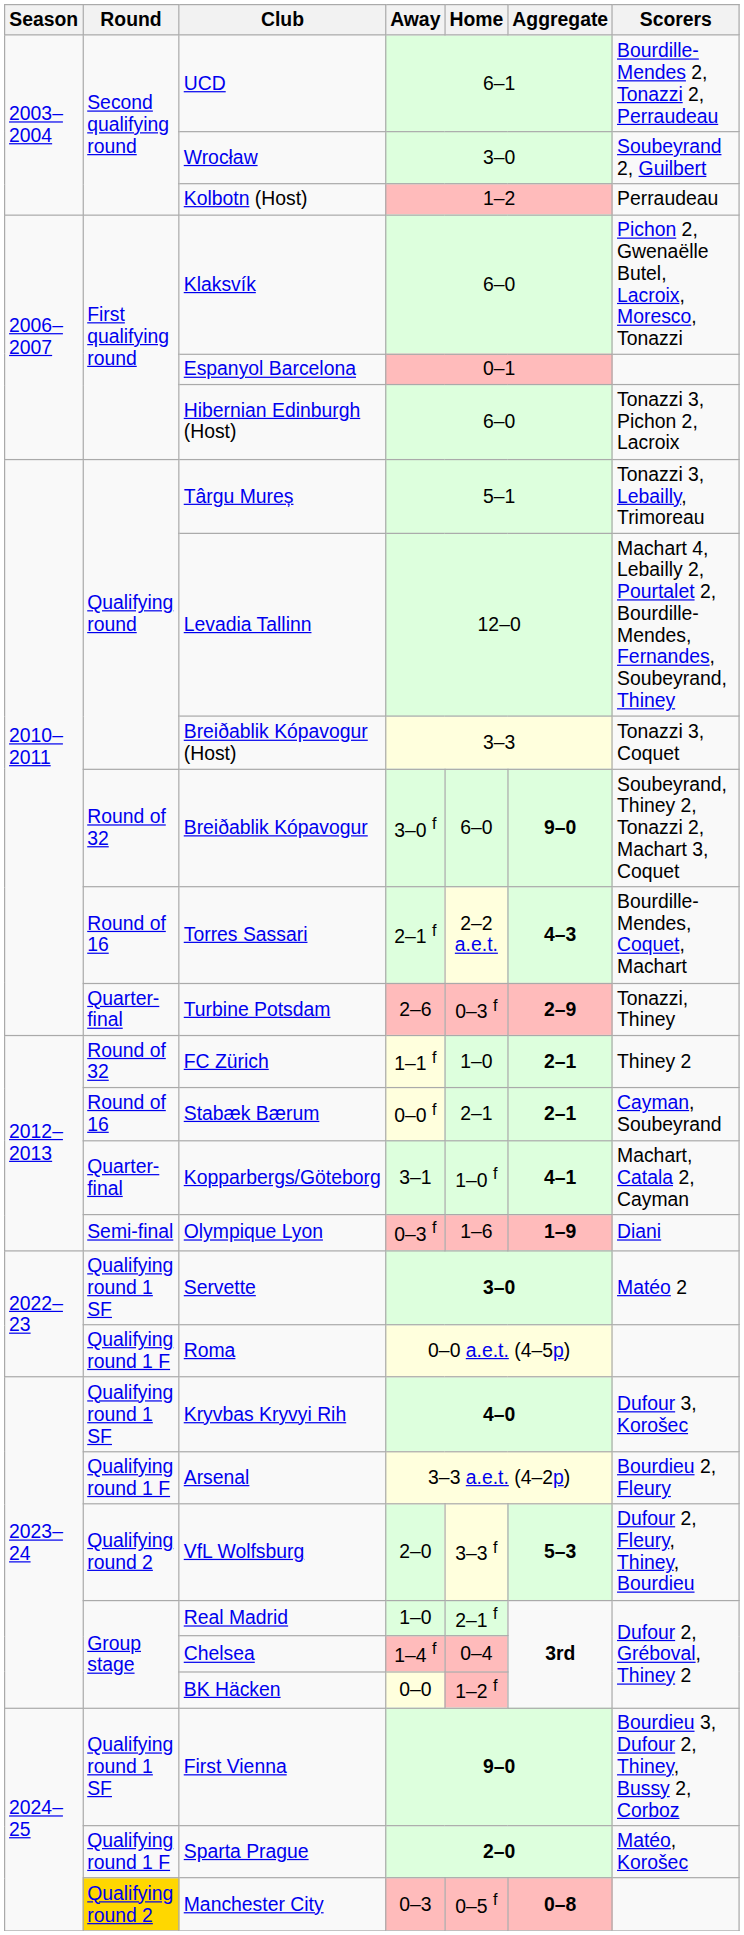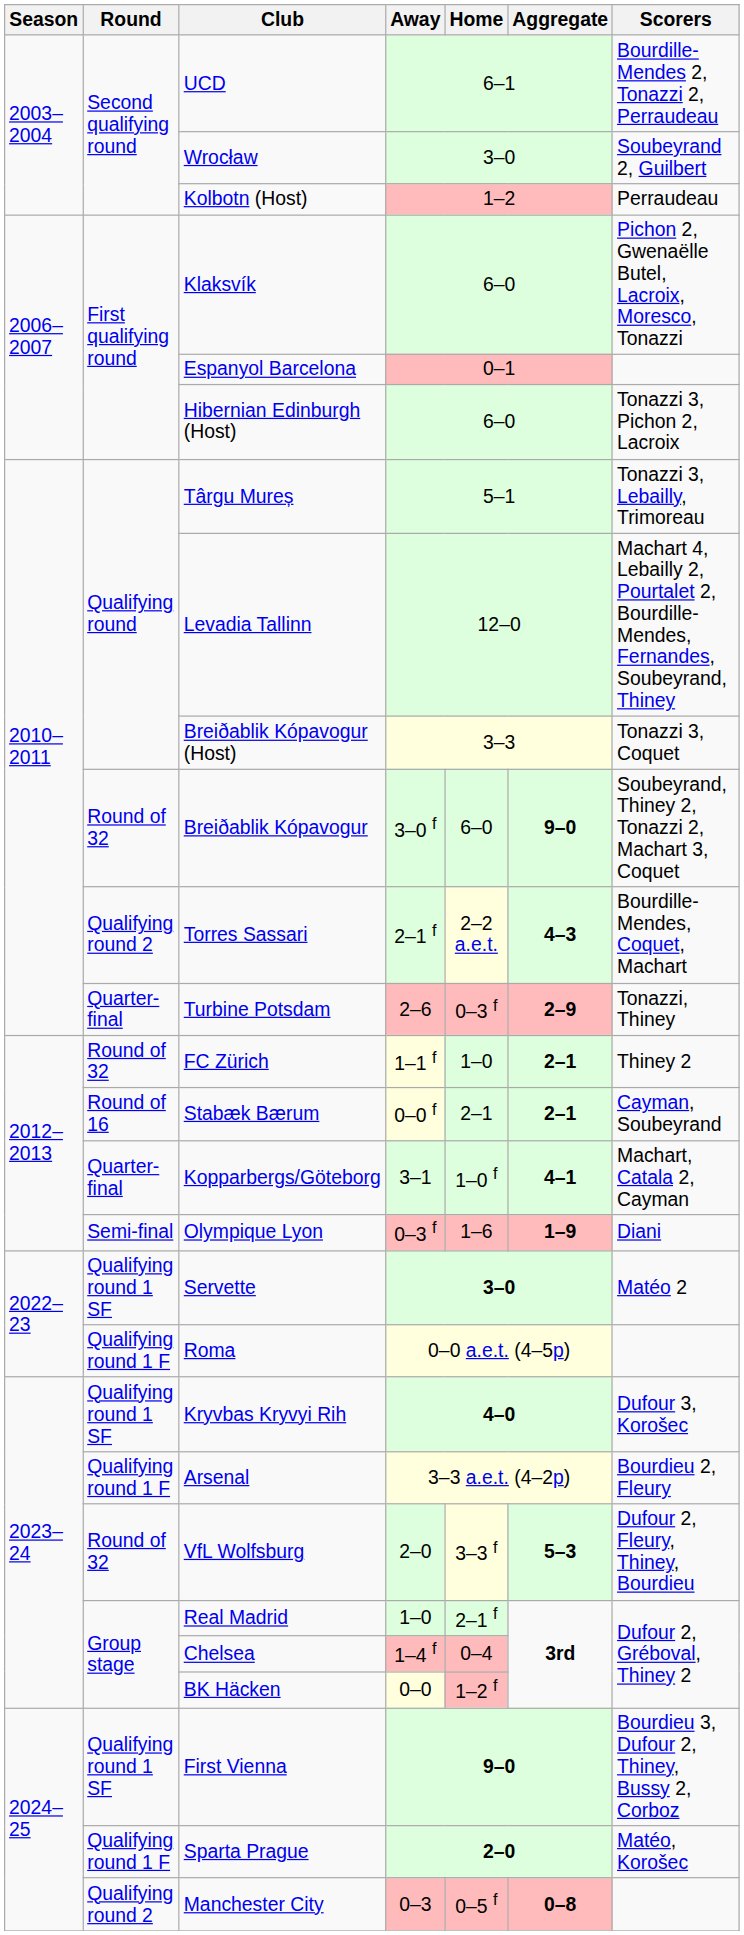(126, 934) Round of 16 -> (130, 934) Qualifying round 2
(130, 1551) Qualifying round 2 -> (126, 1551) Round of 32
(130, 1904) gold background -> (130, 1904) no background
